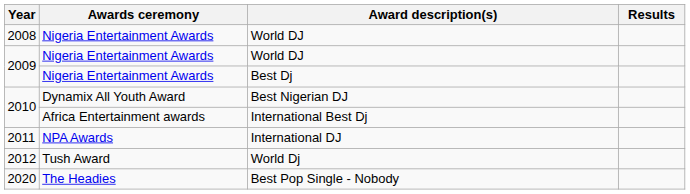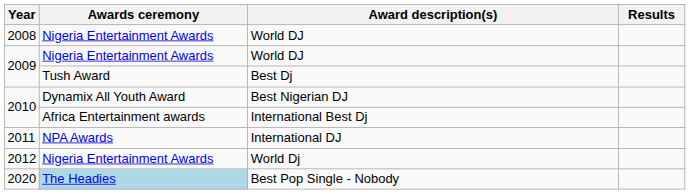(128, 76) Nigeria Entertainment Awards -> (76, 76) Tush Award
(76, 158) Tush Award -> (128, 158) Nigeria Entertainment Awards
(79, 179) no background -> (79, 179) lightblue background
